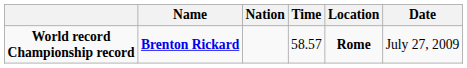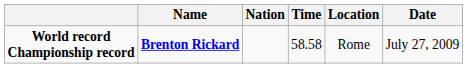(306, 44) 58.57 -> (306, 44) 58.58
(354, 44) bold -> (354, 44) normal
